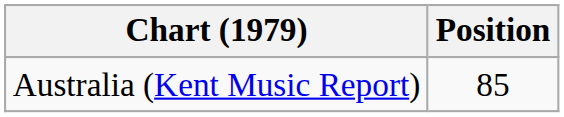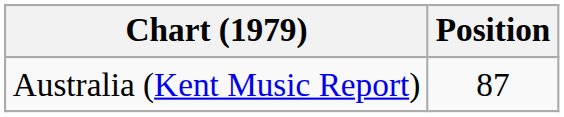(493, 83) 85 -> (493, 83) 87
